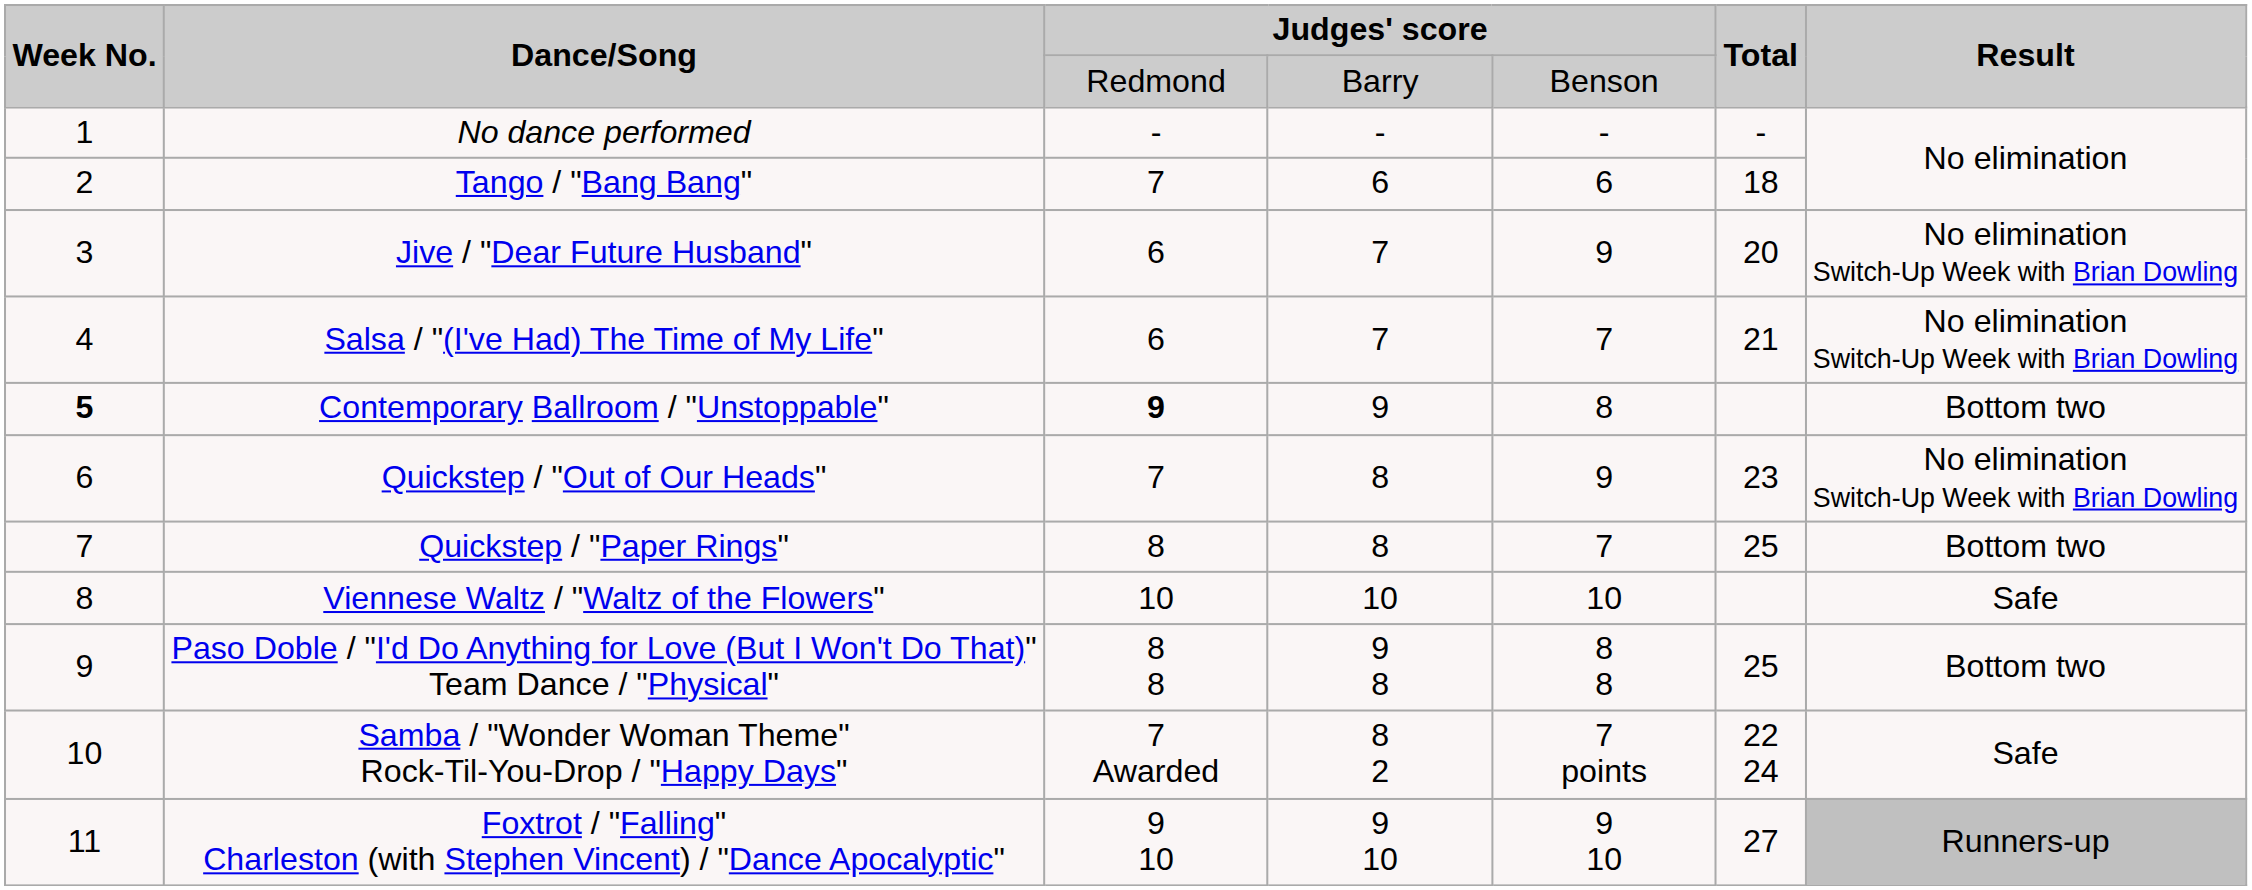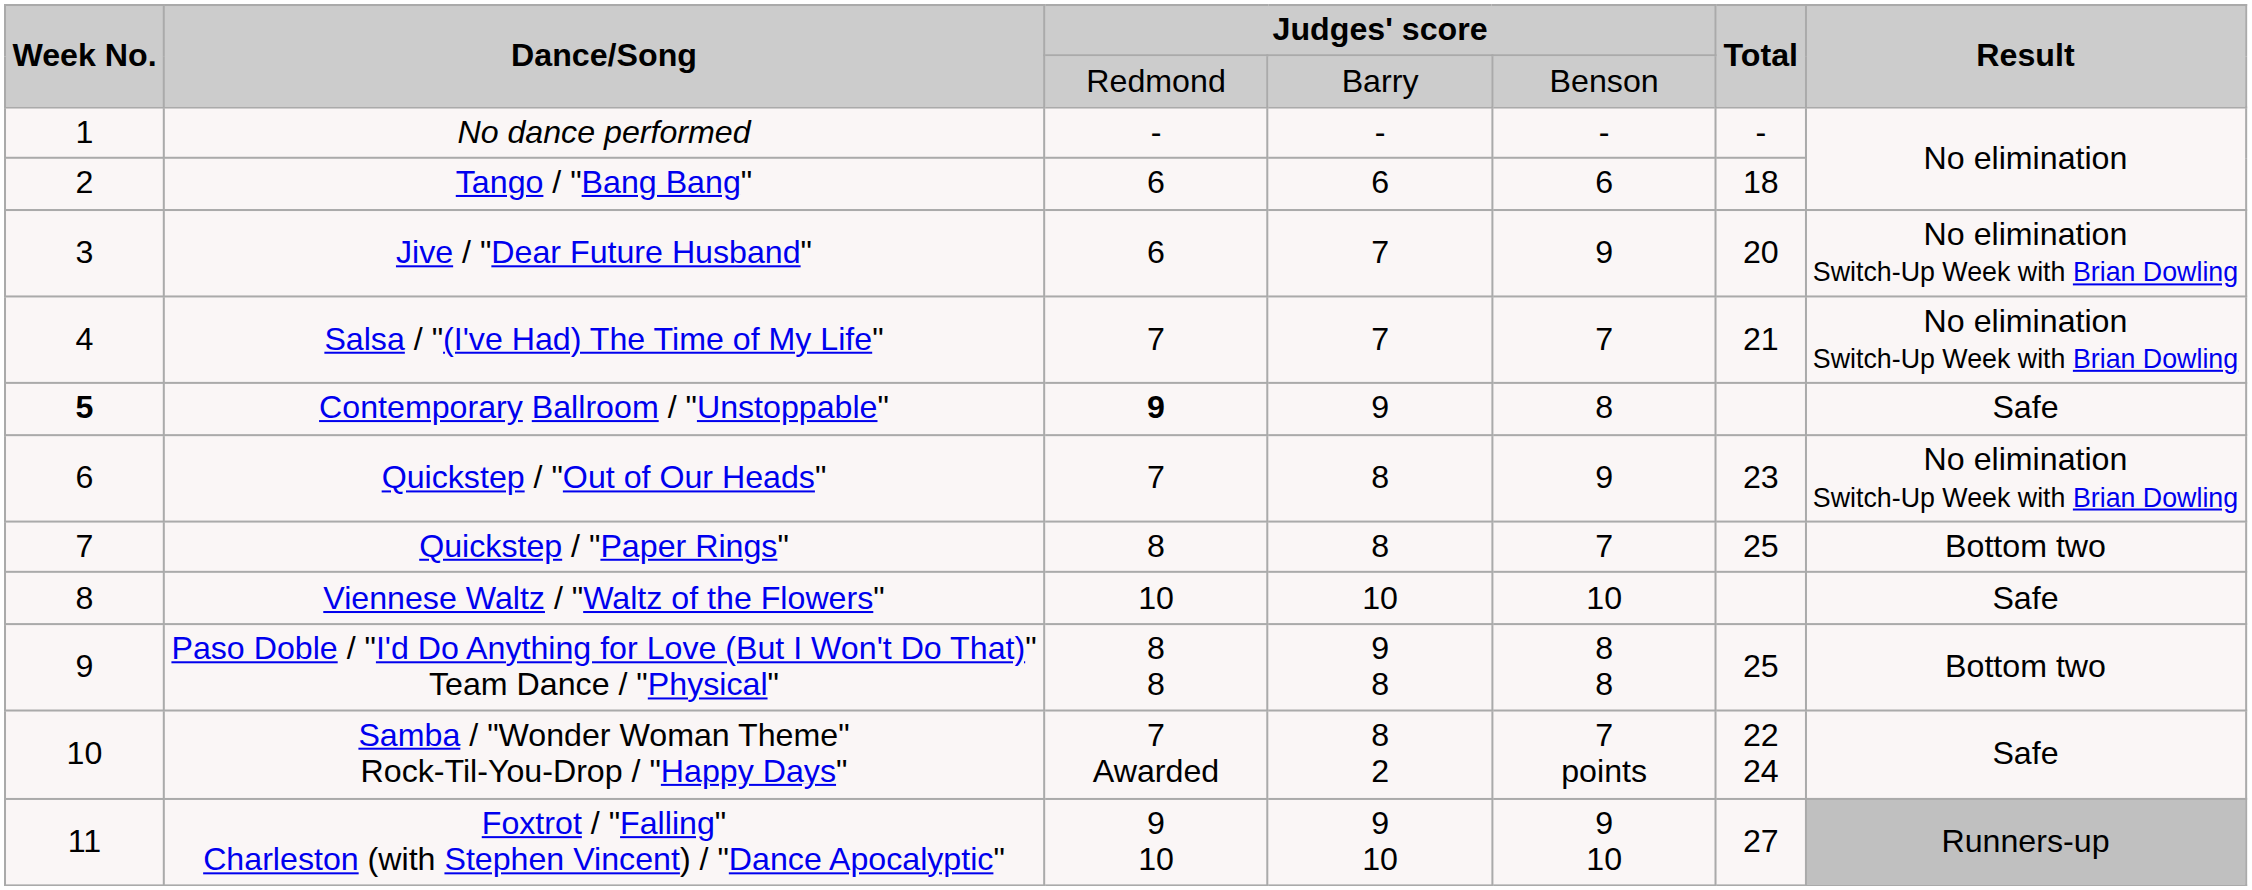(1156, 183) 7 -> (1156, 183) 6
(1156, 339) 6 -> (1156, 339) 7
(2025, 408) Bottom two -> (2026, 408) Safe
